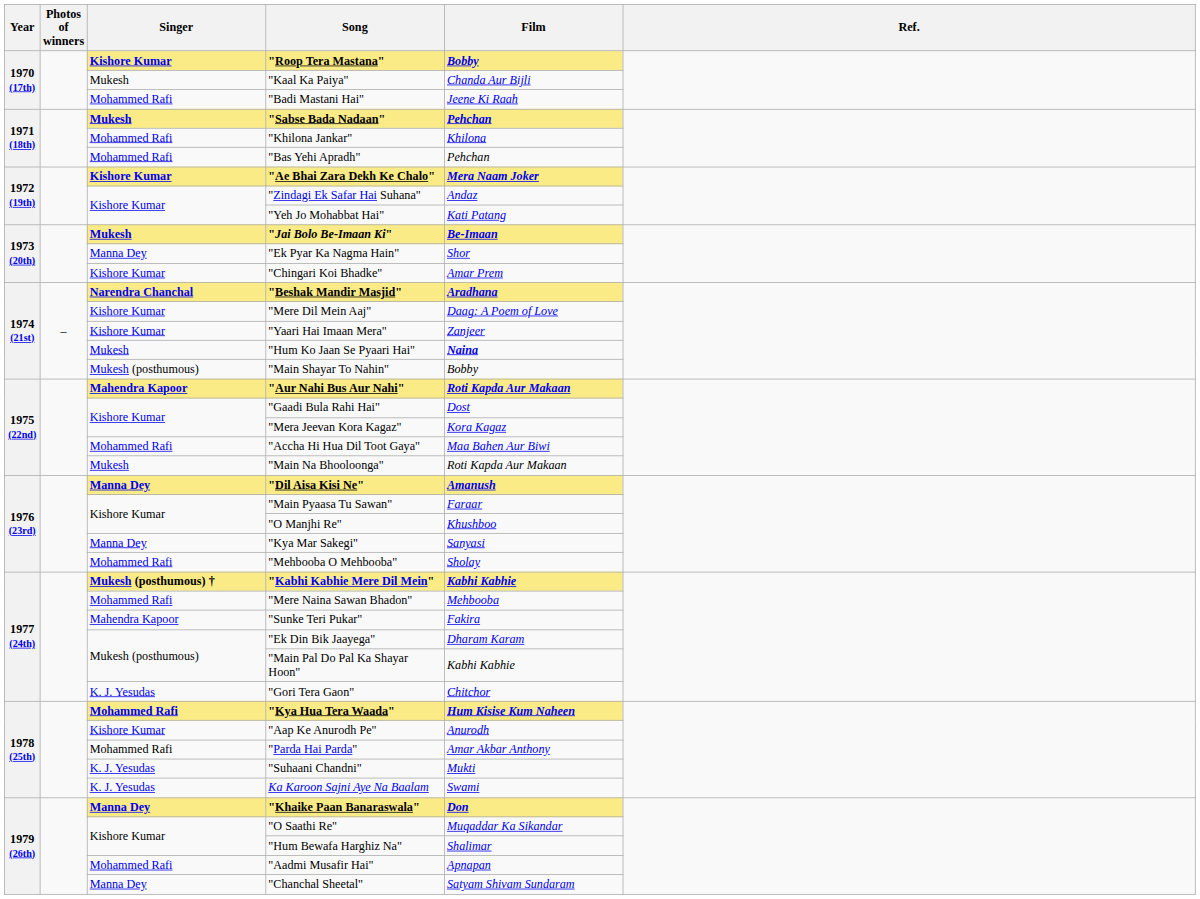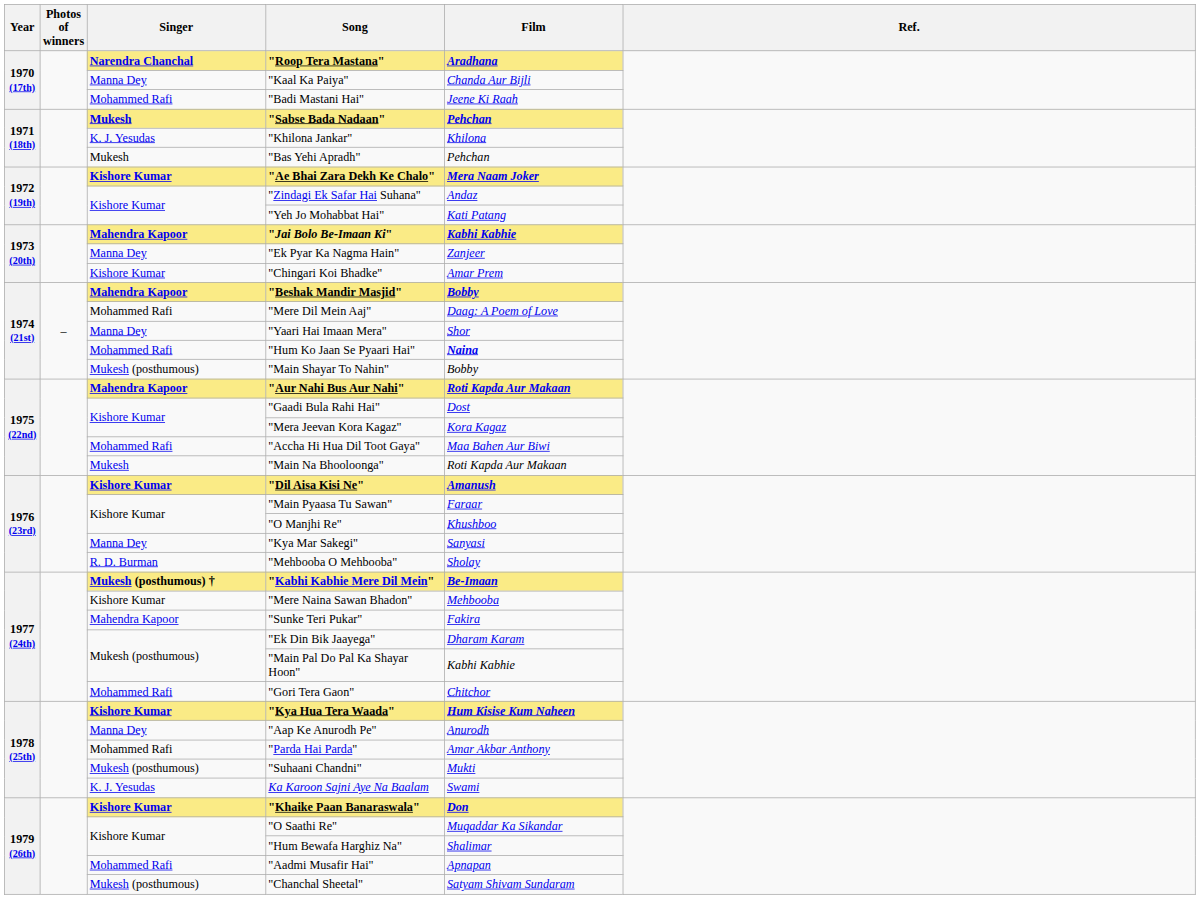(131, 60) Kishore Kumar -> (141, 60) Narendra Chanchal
(463, 60) Bobby -> (472, 60) Aradhana
(109, 80) Mukesh -> (118, 80) Manna Dey
(131, 137) Mohammed Rafi -> (122, 137) K. J. Yesudas
(131, 157) Mohammed Rafi -> (109, 157) Mukesh
(111, 234) Mukesh -> (139, 234) Mahendra Kapoor
(472, 234) Be-Imaan -> (482, 234) Kabhi Kabhie
(458, 253) Shor -> (466, 253) Zanjeer
(141, 292) Narendra Chanchal -> (139, 292) Mahendra Kapoor
(472, 292) Aradhana -> (463, 292) Bobby
(127, 311) Kishore Kumar -> (131, 311) Mohammed Rafi
(127, 330) Kishore Kumar -> (118, 330) Manna Dey
(466, 330) Zanjeer -> (458, 330) Shor
(109, 350) Mukesh -> (131, 350) Mohammed Rafi
(120, 485) Manna Dey -> (131, 485) Kishore Kumar
(131, 562) Mohammed Rafi -> (124, 562) R. D. Burman
(482, 581) Kabhi Kabhie -> (472, 581) Be-Imaan
(131, 600) Mohammed Rafi -> (127, 600) Kishore Kumar
(122, 691) K. J. Yesudas -> (131, 691) Mohammed Rafi
(134, 710) Mohammed Rafi -> (131, 710) Kishore Kumar
(127, 730) Kishore Kumar -> (118, 730) Manna Dey
(122, 768) K. J. Yesudas -> (144, 768) Mukesh (posthumous)
(120, 807) Manna Dey -> (131, 807) Kishore Kumar
(118, 884) Manna Dey -> (144, 884) Mukesh (posthumous)
